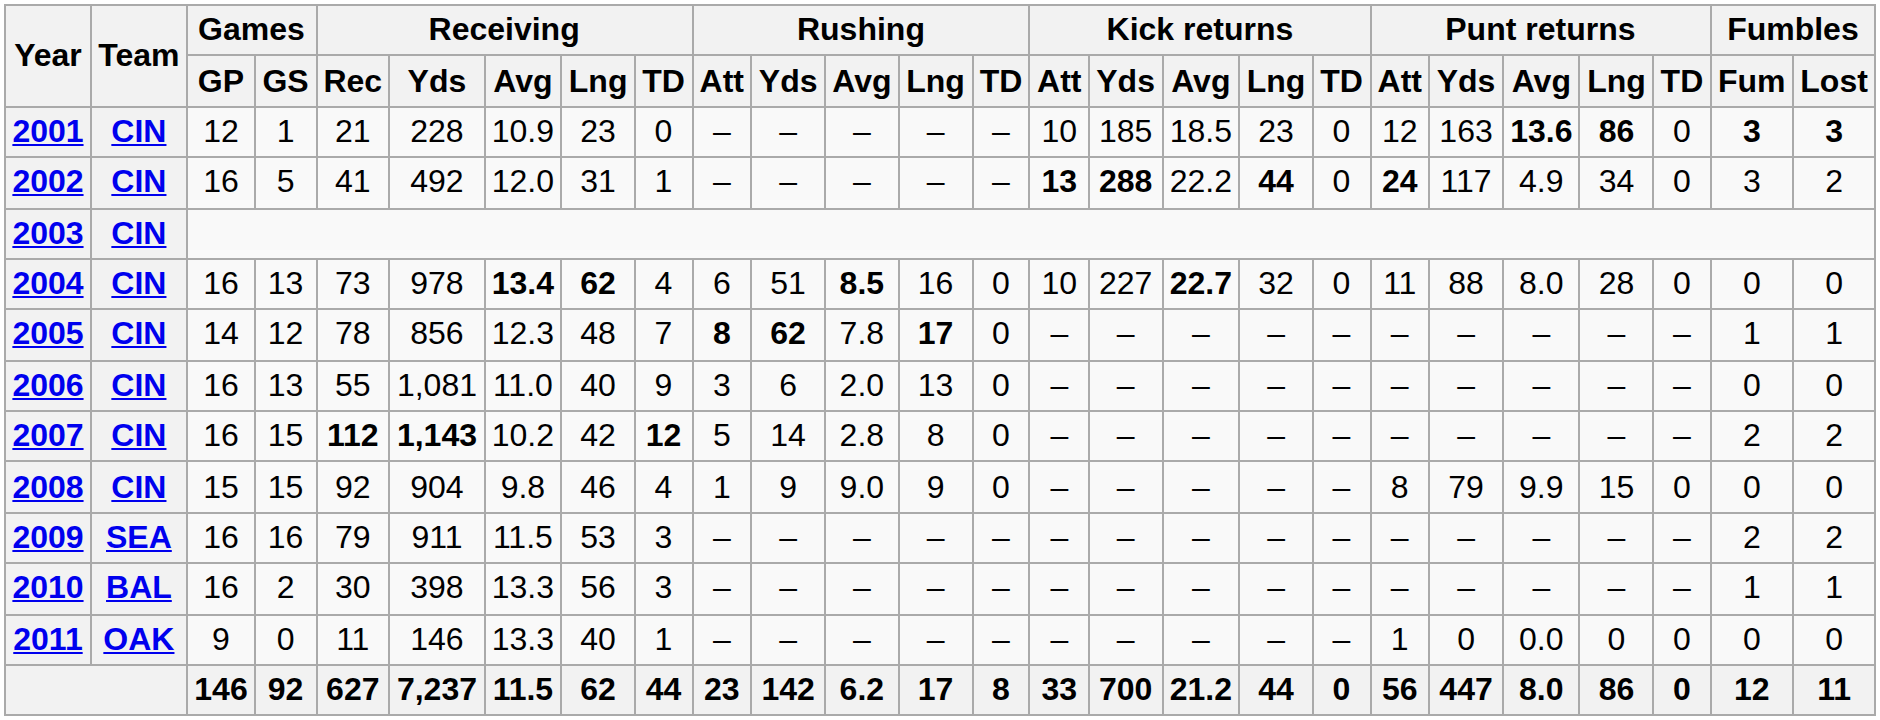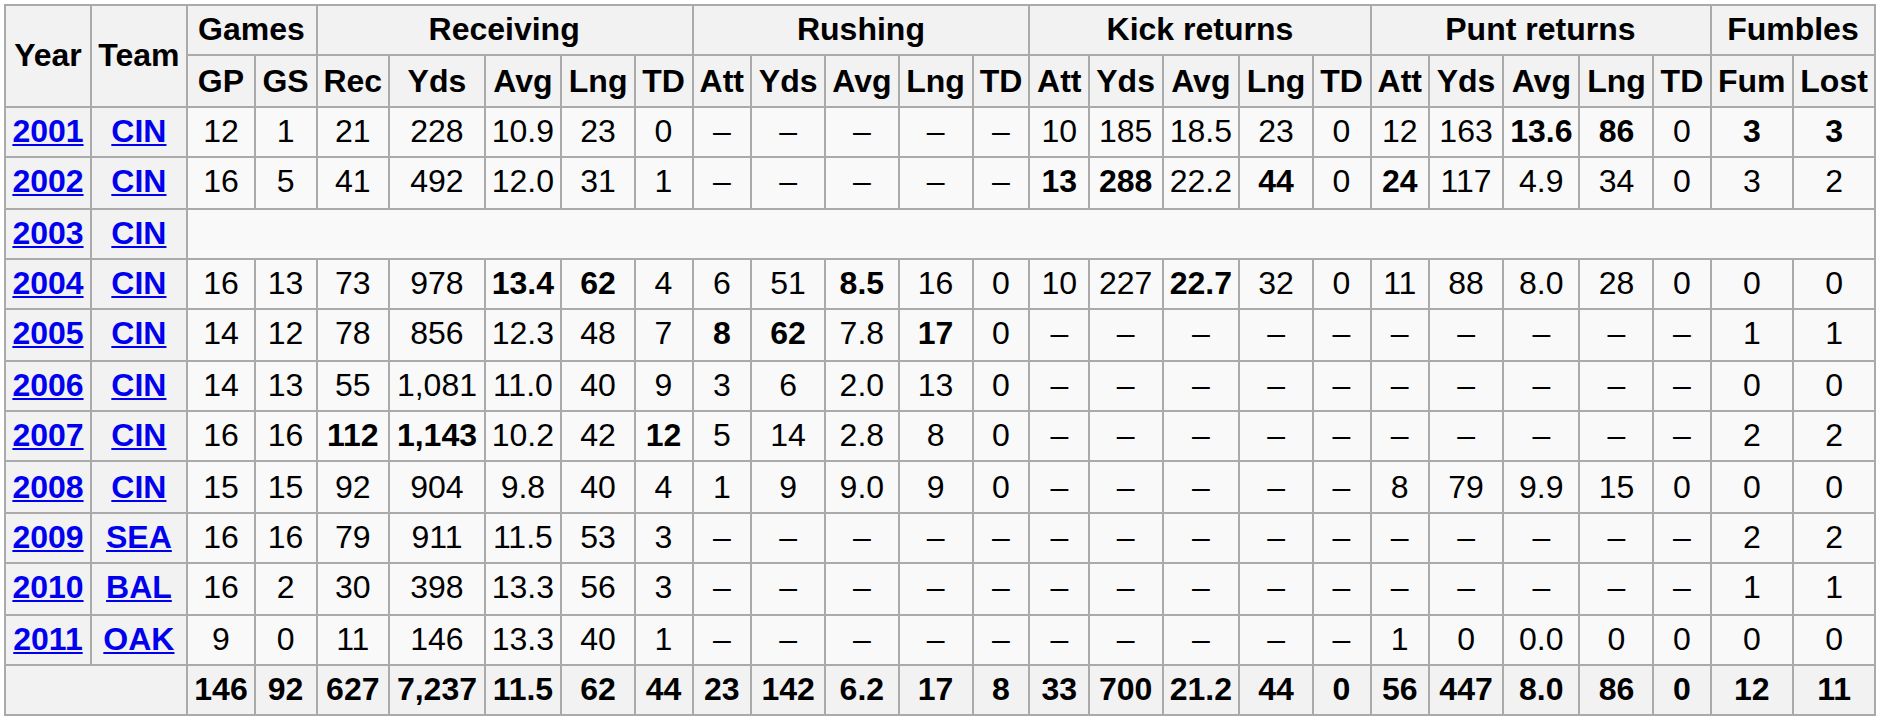(221, 385) 16 -> (221, 385) 14
(286, 435) 15 -> (286, 435) 16
(598, 486) 46 -> (598, 486) 40
